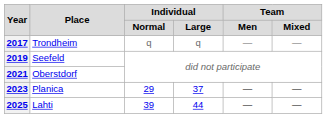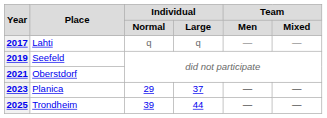(55, 43) Trondheim -> (42, 43) Lahti
(42, 105) Lahti -> (55, 105) Trondheim
